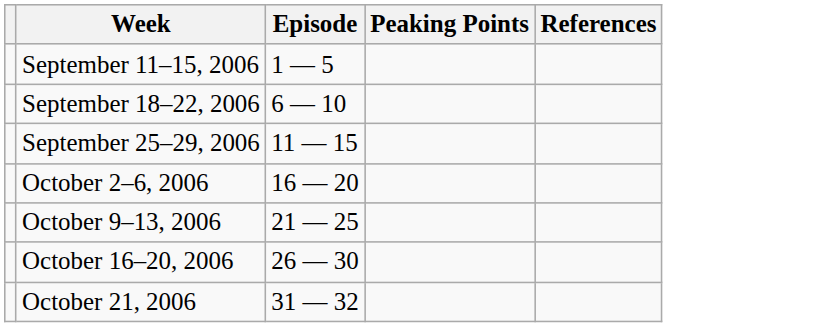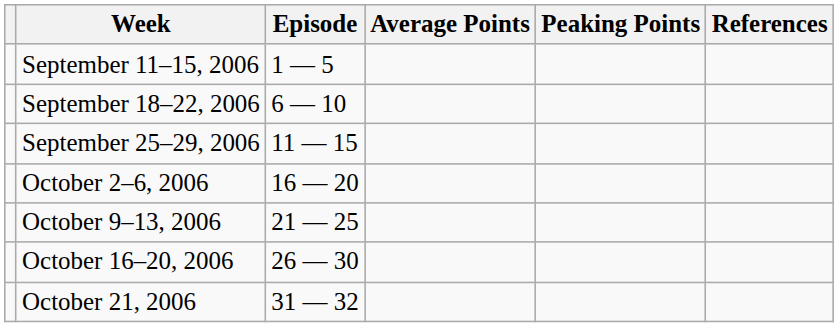+ column: (450, 24)
